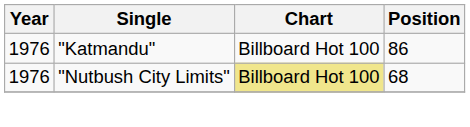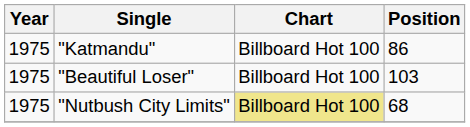(29, 48) 1976 -> (29, 48) 1975
+ row: (126, 77)
(29, 77) 1976 -> (29, 106) 1975
